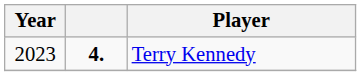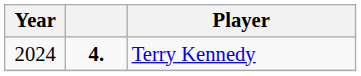(35, 53) 2023 -> (35, 53) 2024
